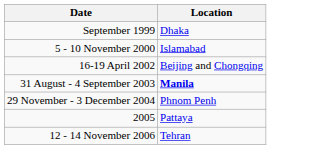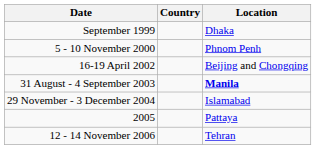+ column: (180, 13)
(183, 48) Islamabad -> (233, 48) Phnom Penh
(188, 100) Phnom Penh -> (228, 100) Islamabad
